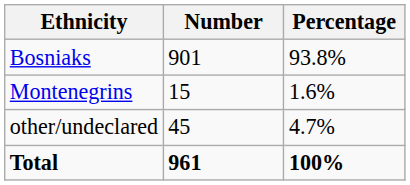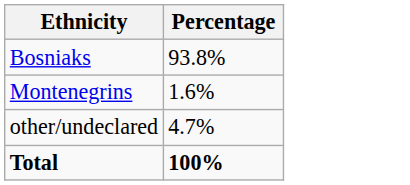- column: (223, 22)
